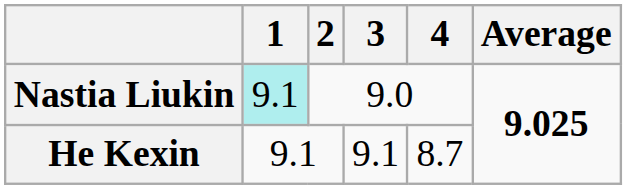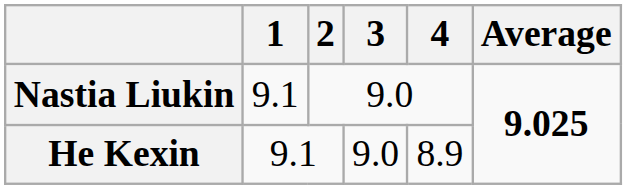(275, 93) paleturquoise background -> (275, 93) no background
(376, 153) 9.1 -> (376, 153) 9.0
(440, 153) 8.7 -> (440, 153) 8.9
